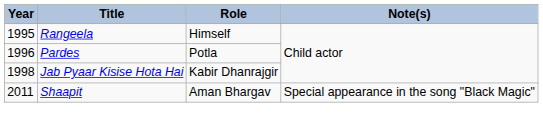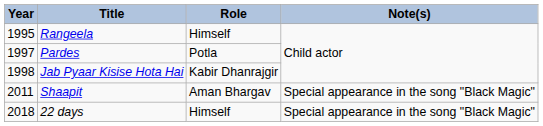(21, 53) 1996 -> (21, 53) 1997
+ row: (62, 111)
